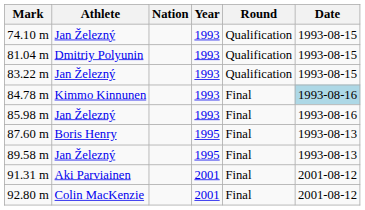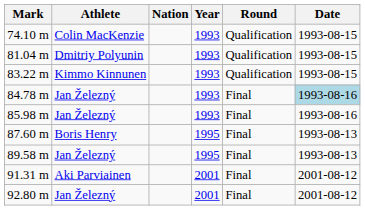(85, 34) Jan Železný -> (99, 34) Colin MacKenzie
(85, 74) Jan Železný -> (100, 74) Kimmo Kinnunen
(100, 94) Kimmo Kinnunen -> (85, 94) Jan Železný
(99, 194) Colin MacKenzie -> (85, 194) Jan Železný
